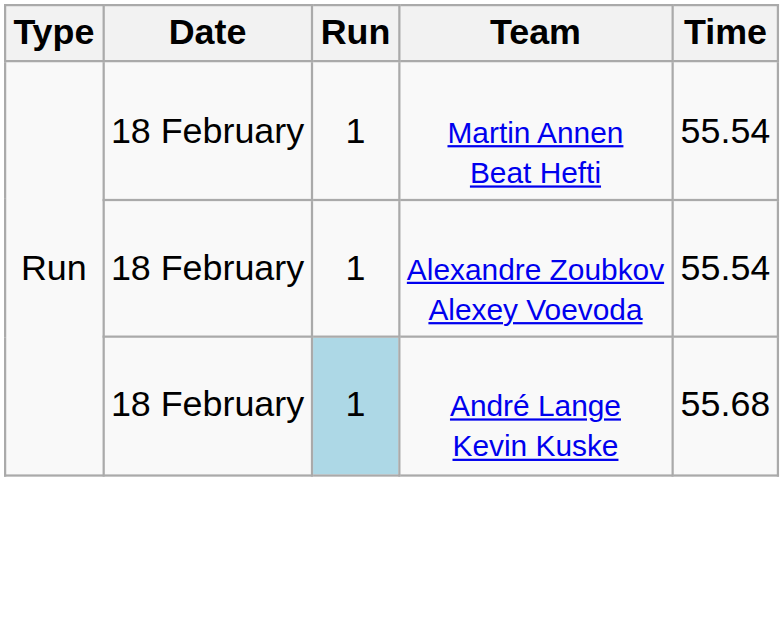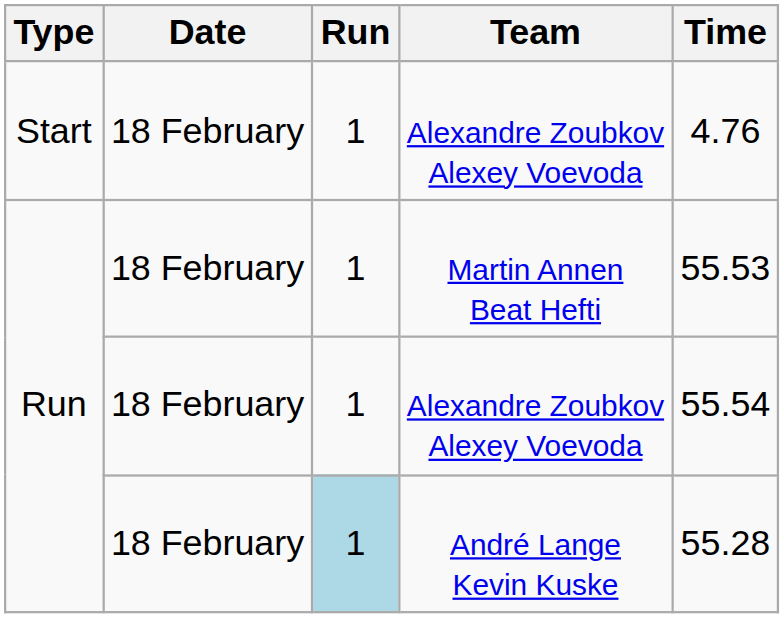+ row: (54, 130)
(725, 130) 55.54 -> (725, 267) 55.53
(725, 405) 55.68 -> (725, 542) 55.28
